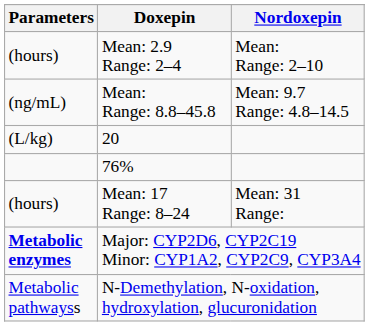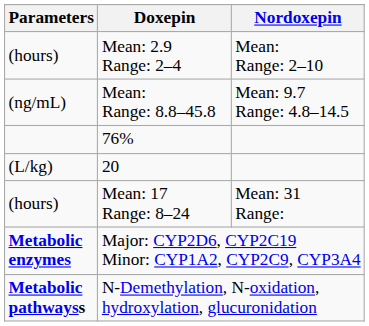rows swapped: (111, 139) <-> (118, 166)
(45, 297) normal -> (47, 297) bold
